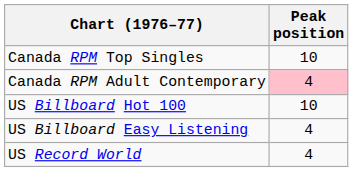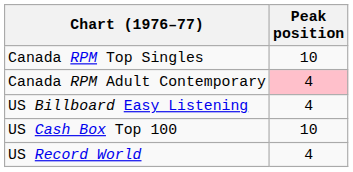- row: (97, 106)
+ row: (93, 130)
